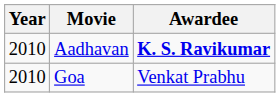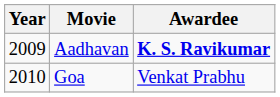(27, 48) 2010 -> (27, 48) 2009
